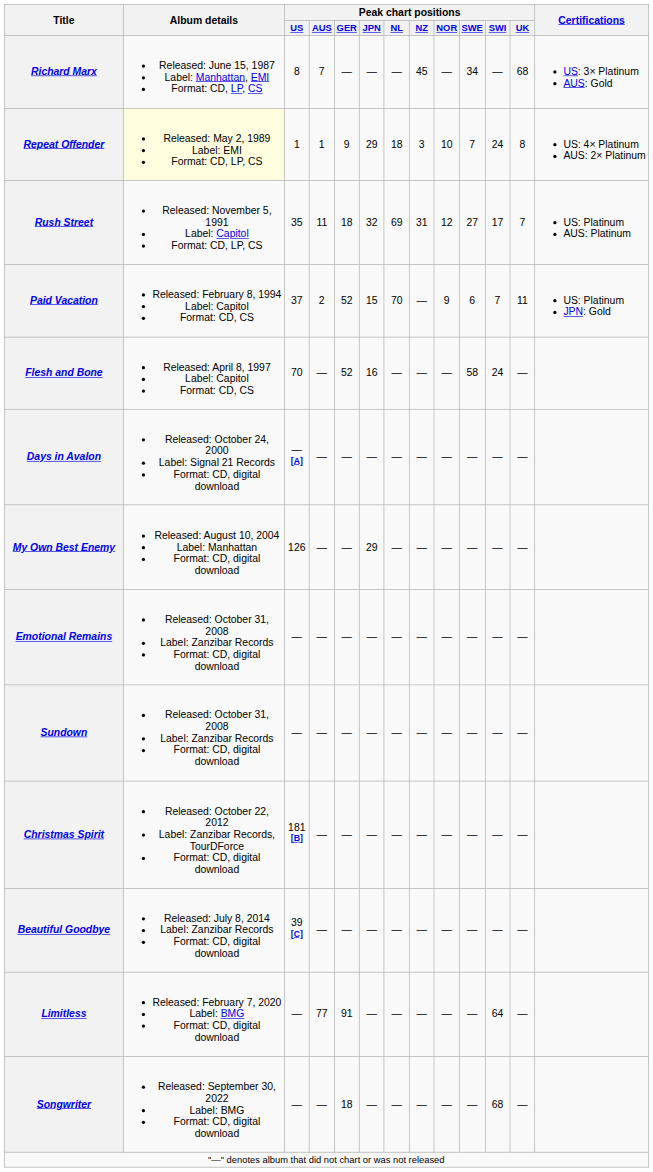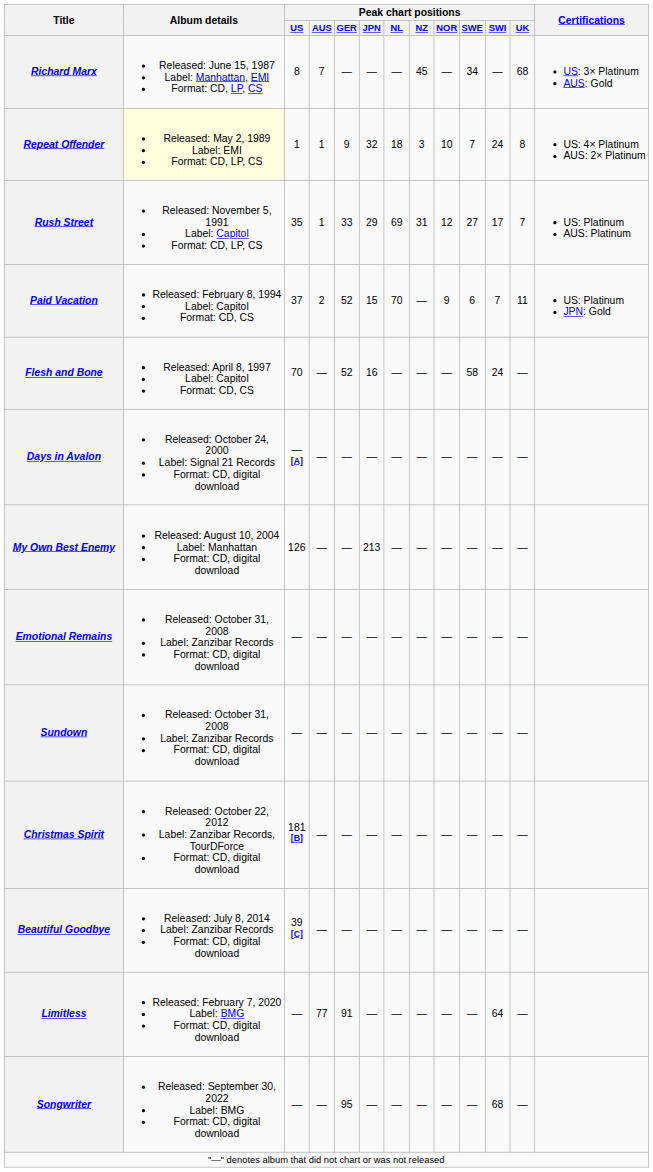(372, 144) 29 -> (372, 144) 32
(322, 222) 11 -> (322, 222) 1
(347, 222) 18 -> (347, 222) 33
(372, 222) 32 -> (372, 222) 29
(372, 547) 29 -> (372, 547) 213
(347, 1104) 18 -> (347, 1104) 95
